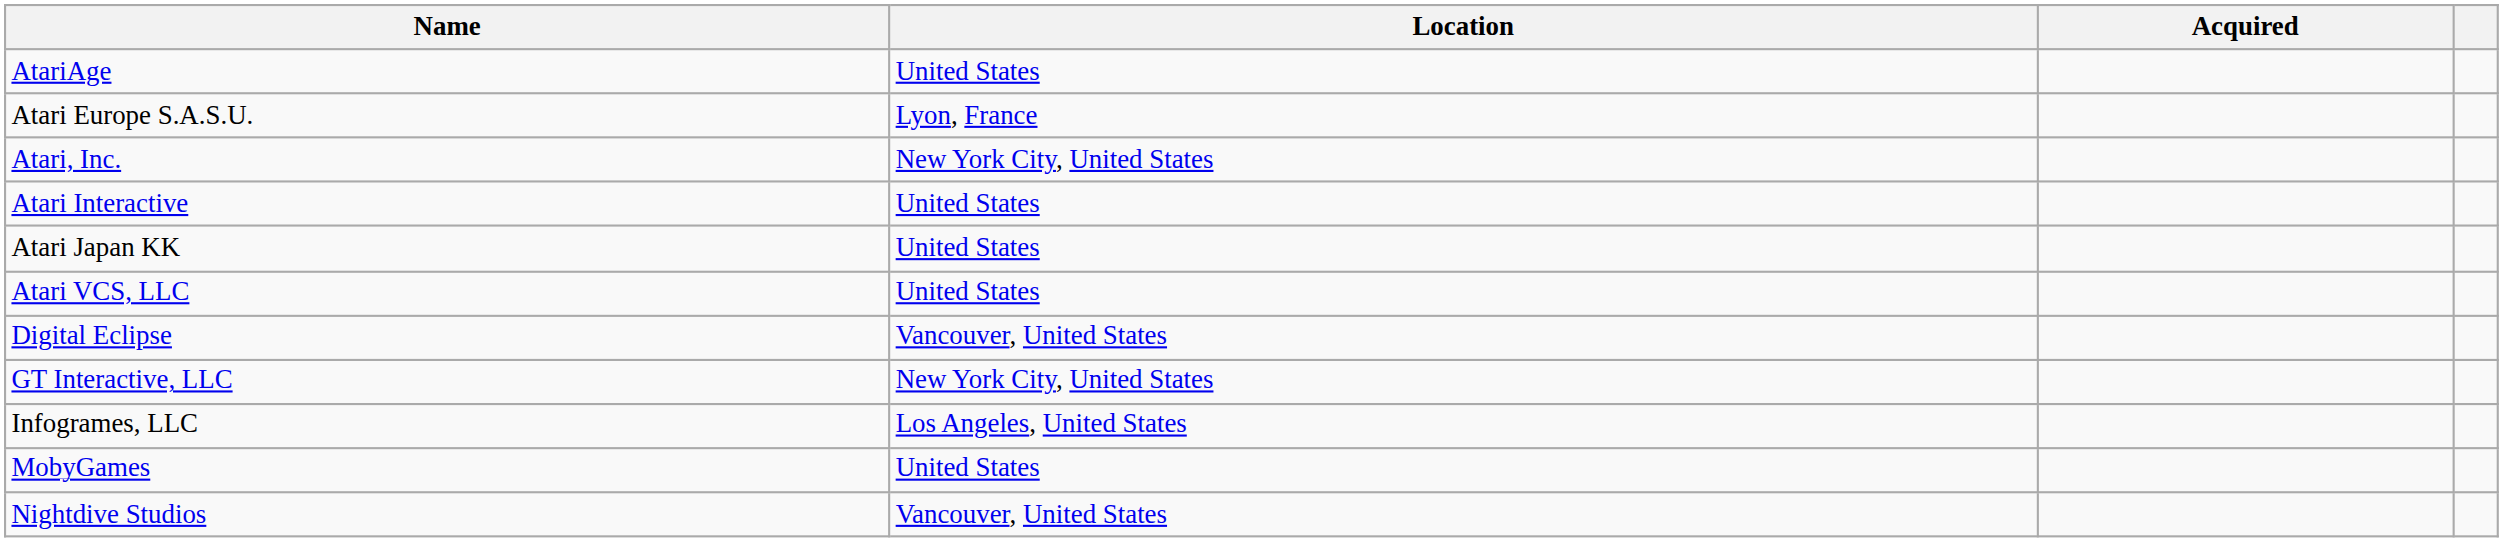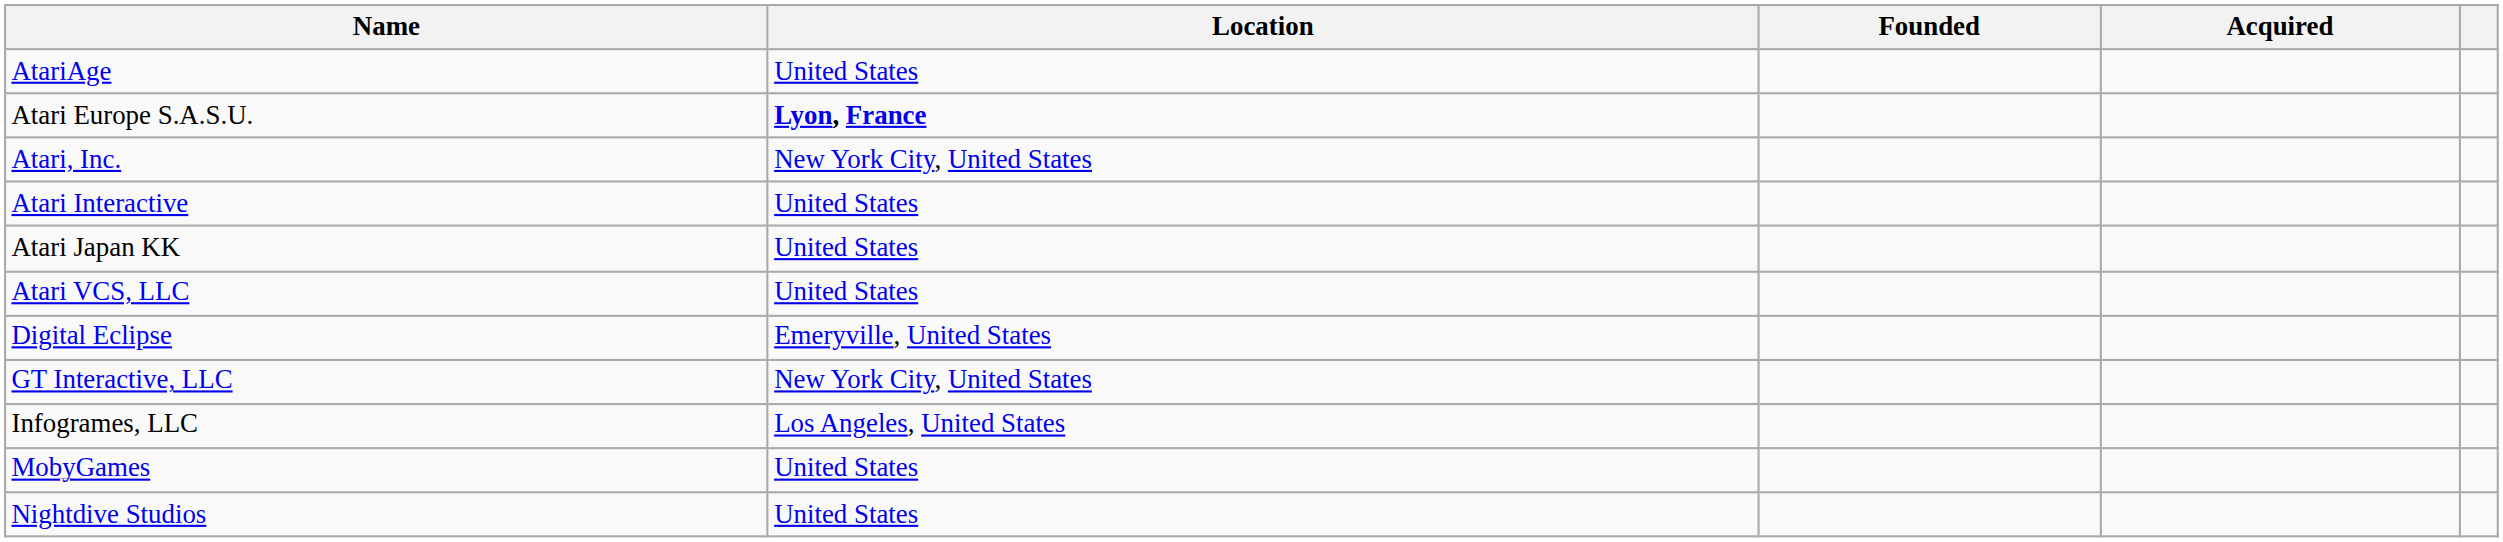+ column: (1929, 26)
(967, 115) normal -> (850, 115) bold
(1031, 336) Vancouver, United States -> (913, 336) Emeryville, United States
(1031, 513) Vancouver, United States -> (846, 513) United States
